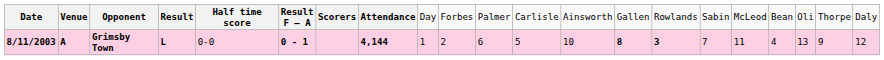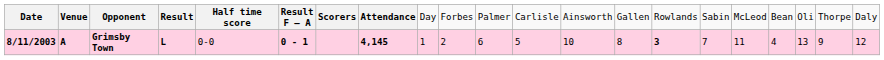(374, 42) 4,144 -> (374, 42) 4,145
(619, 42) bold -> (619, 42) normal
